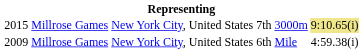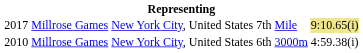(16, 25) 2015 -> (16, 25) 2017
(291, 25) 3000m -> (286, 25) Mile
(16, 42) 2009 -> (16, 42) 2010
(286, 42) Mile -> (291, 42) 3000m
